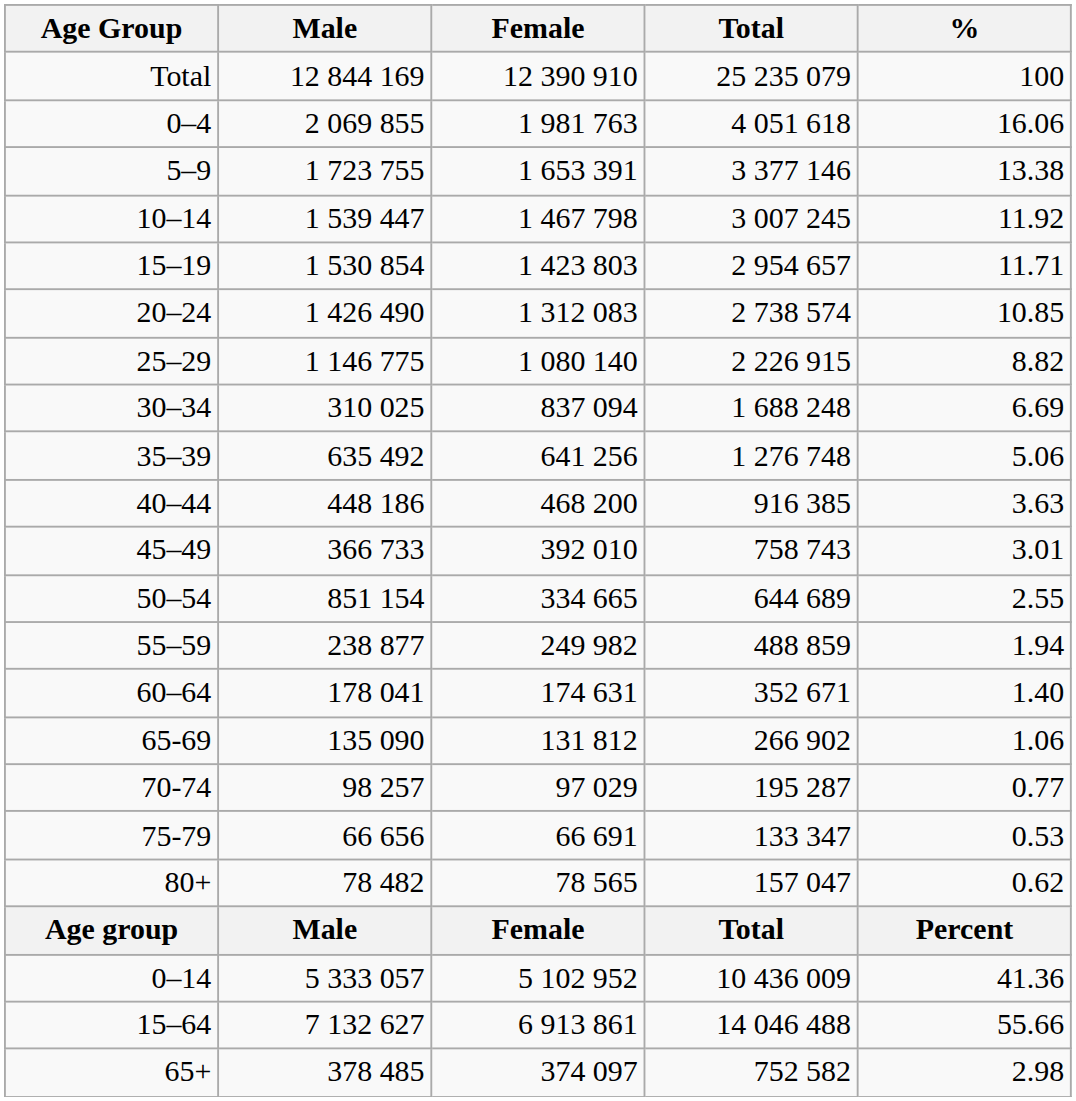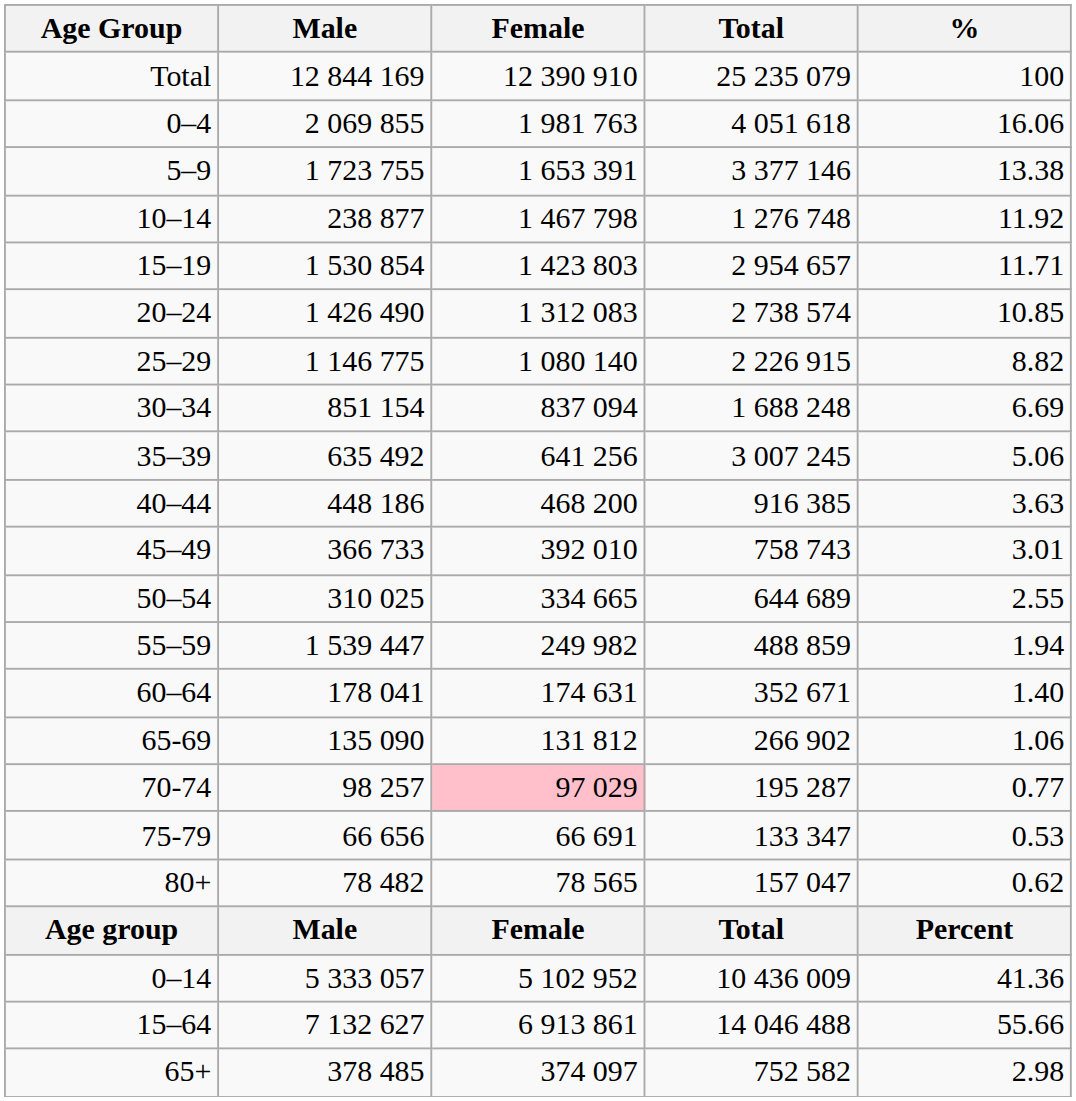(365, 218) 1 539 447 -> (376, 218) 238 877
(791, 218) 3 007 245 -> (791, 218) 1 276 748
(376, 407) 310 025 -> (376, 407) 851 154
(791, 455) 1 276 748 -> (791, 455) 3 007 245
(376, 597) 851 154 -> (376, 597) 310 025
(376, 645) 238 877 -> (365, 645) 1 539 447
(597, 787) no background -> (597, 787) pink background
